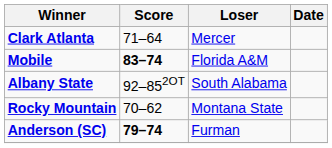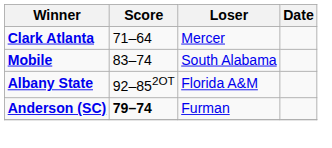(142, 60) bold -> (132, 60) normal
(230, 60) Florida A&M -> (229, 60) South Alabama
(239, 84) South Alabama -> (220, 84) Florida A&M
- row: (62, 108)
